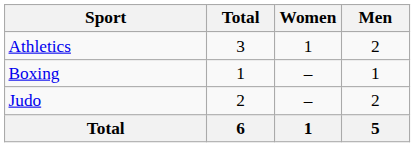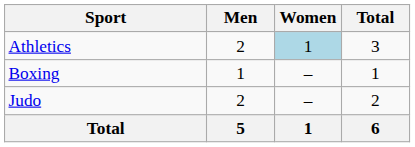columns swapped: (375, 18) <-> (241, 18)
(308, 45) no background -> (308, 45) lightblue background
